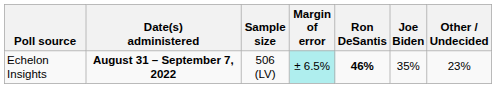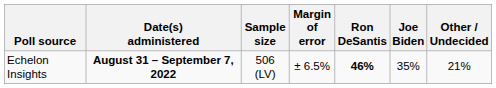(312, 67) paleturquoise background -> (312, 67) no background
(459, 67) 23% -> (459, 67) 21%
